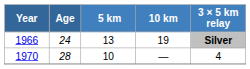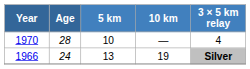rows swapped: (27, 40) <-> (27, 56)
